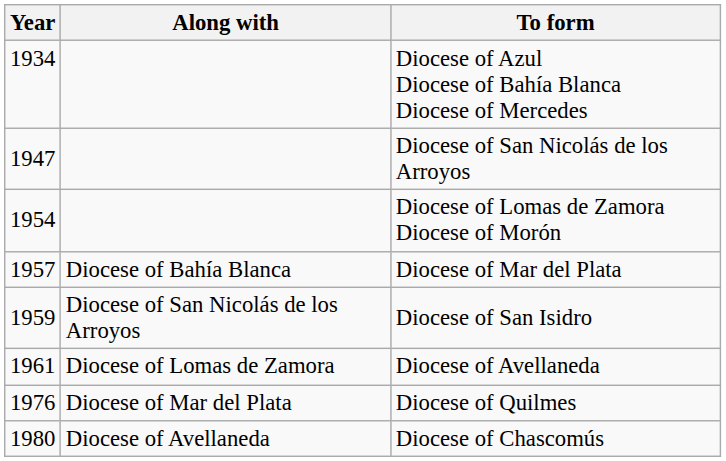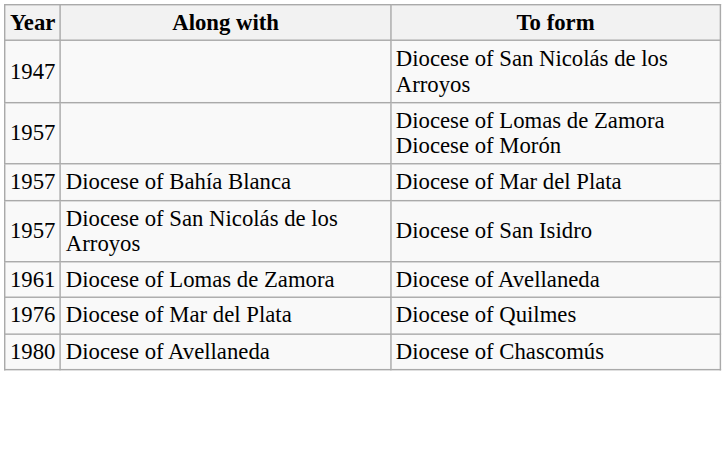- row: (508, 84)
(33, 220) 1954 -> (33, 132) 1957
(33, 317) 1959 -> (33, 230) 1957
